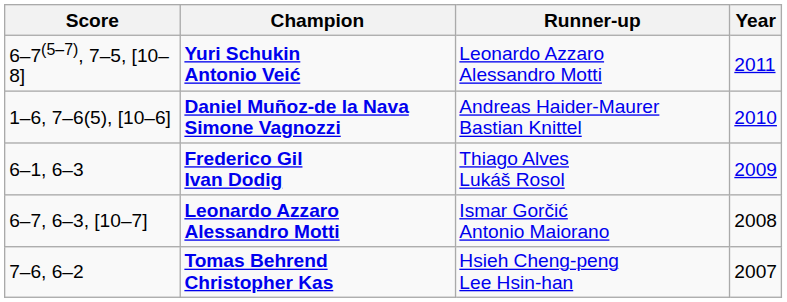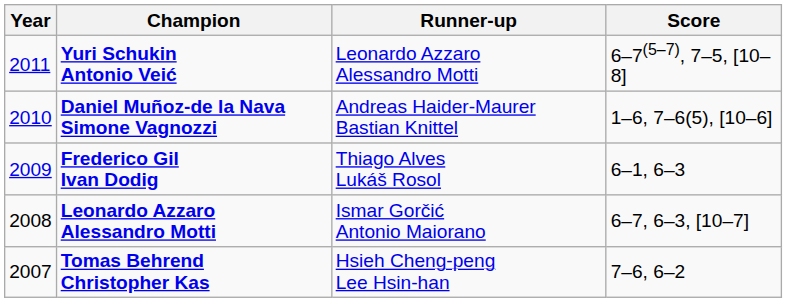columns swapped: (756, 20) <-> (92, 20)
